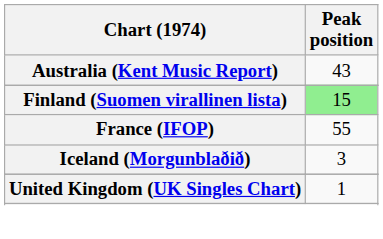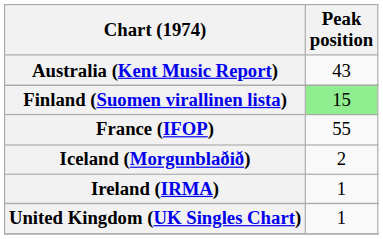(342, 159) 3 -> (342, 159) 2
+ row: (155, 188)
